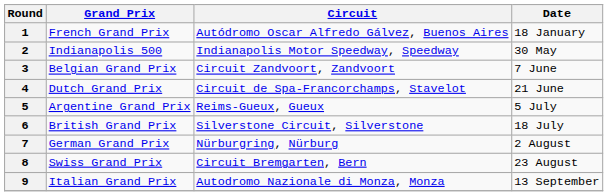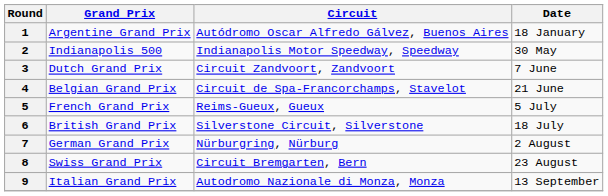(109, 33) French Grand Prix -> (120, 33) Argentine Grand Prix
(113, 70) Belgian Grand Prix -> (105, 70) Dutch Grand Prix
(105, 88) Dutch Grand Prix -> (113, 88) Belgian Grand Prix
(120, 107) Argentine Grand Prix -> (109, 107) French Grand Prix
